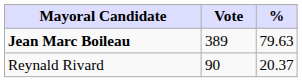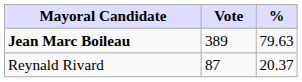(213, 64) 90 -> (213, 64) 87
